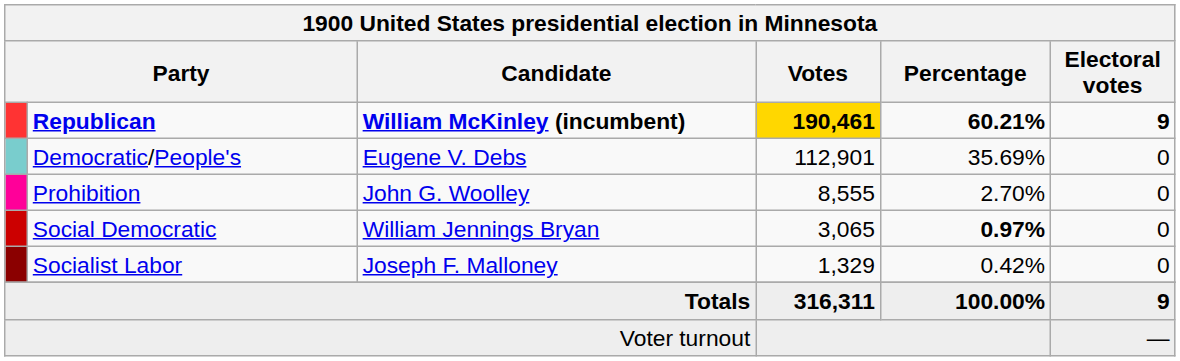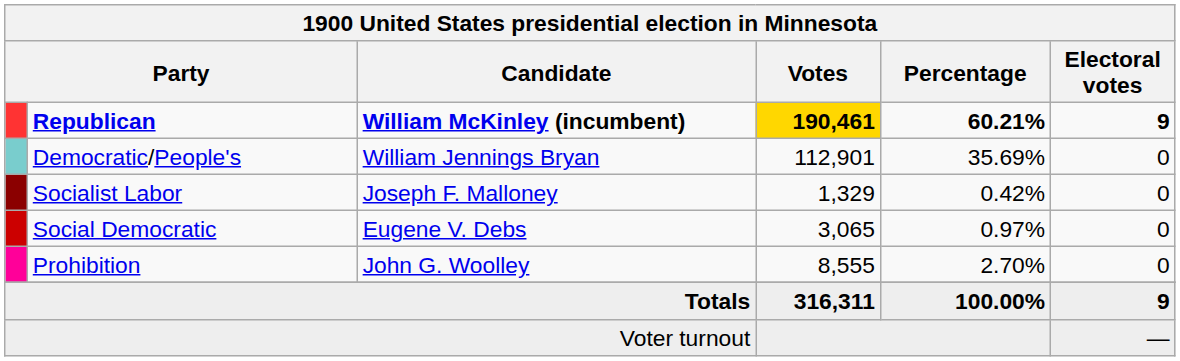(445, 157) Eugene V. Debs -> (481, 157) William Jennings Bryan
rows swapped: (87, 193) <-> (108, 265)
(481, 229) William Jennings Bryan -> (445, 229) Eugene V. Debs
(1013, 229) bold -> (1013, 229) normal
